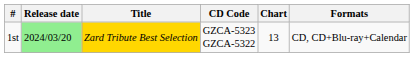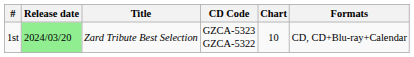(141, 37) gold background -> (141, 37) no background
(274, 37) 13 -> (274, 37) 10
